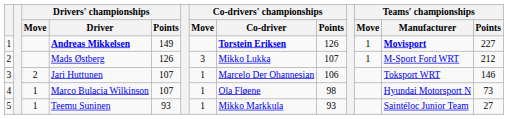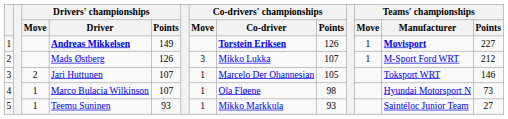(331, 74) 106 -> (331, 74) 105
